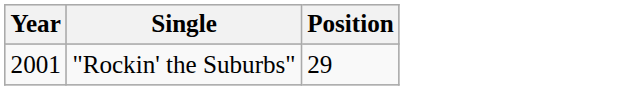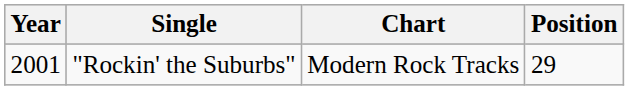+ column: (413, 24)
